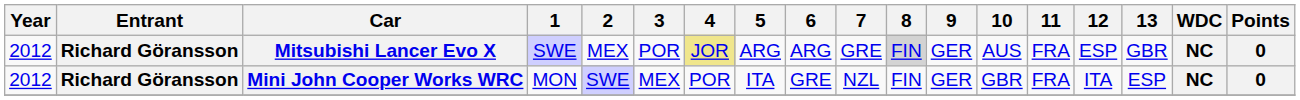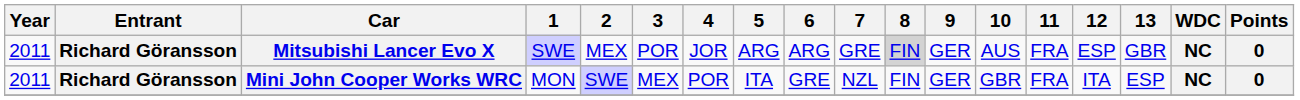(30, 50) 2012 -> (30, 50) 2011
(710, 50) khaki background -> (708, 50) no background
(30, 81) 2012 -> (30, 81) 2011
